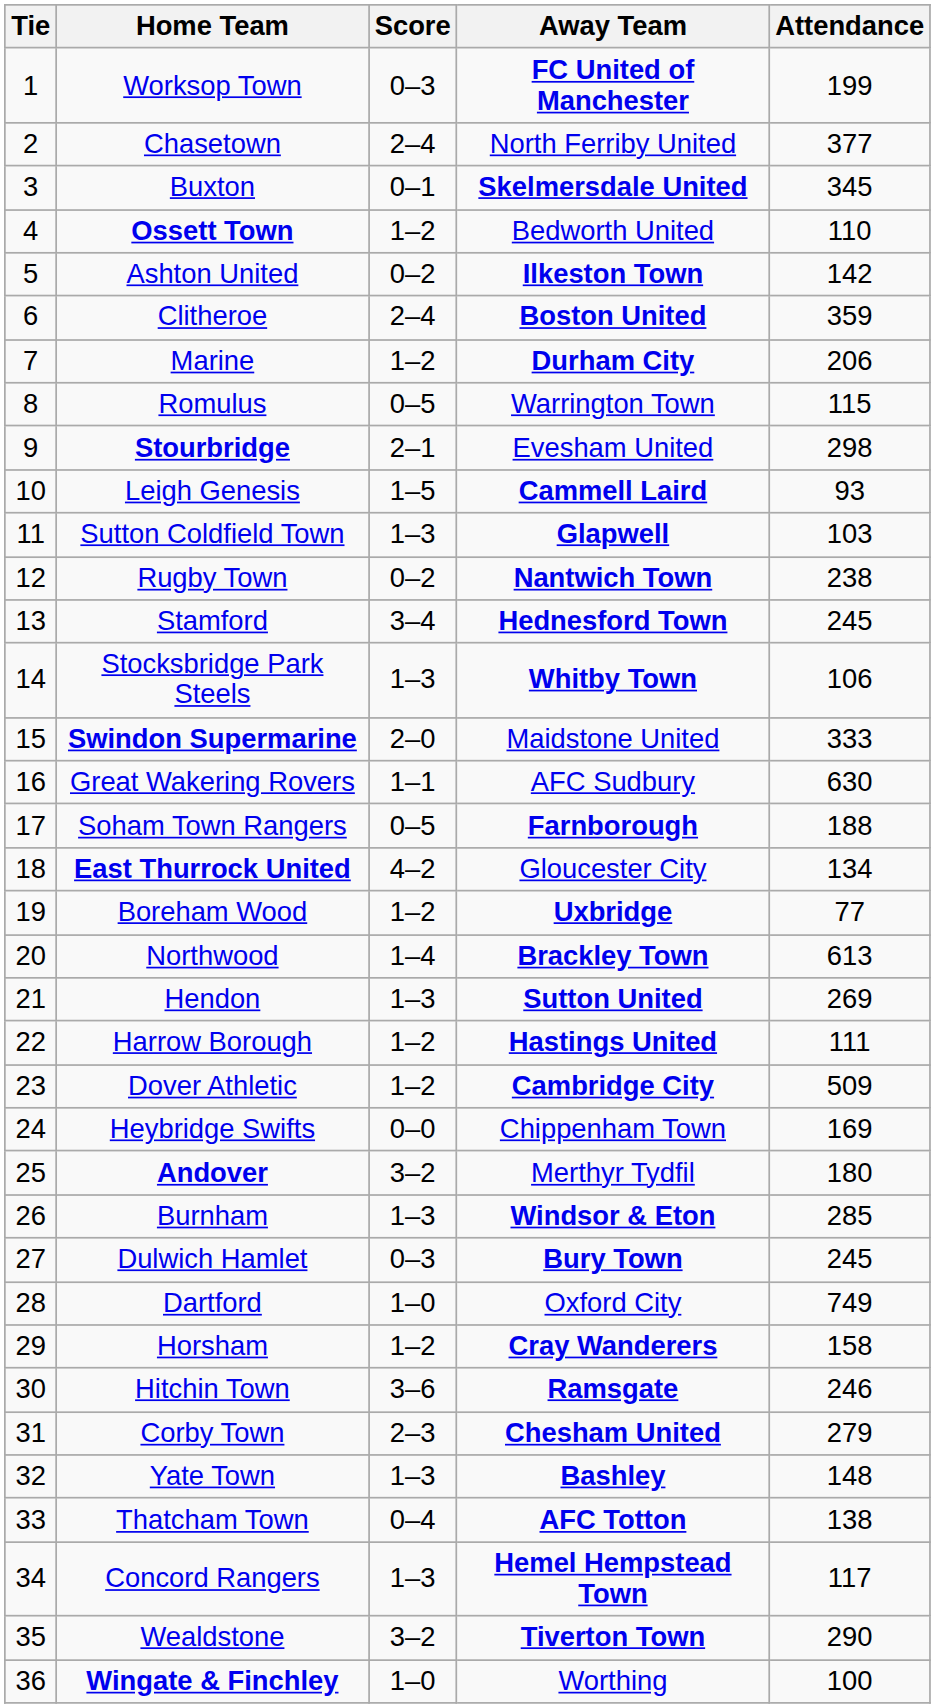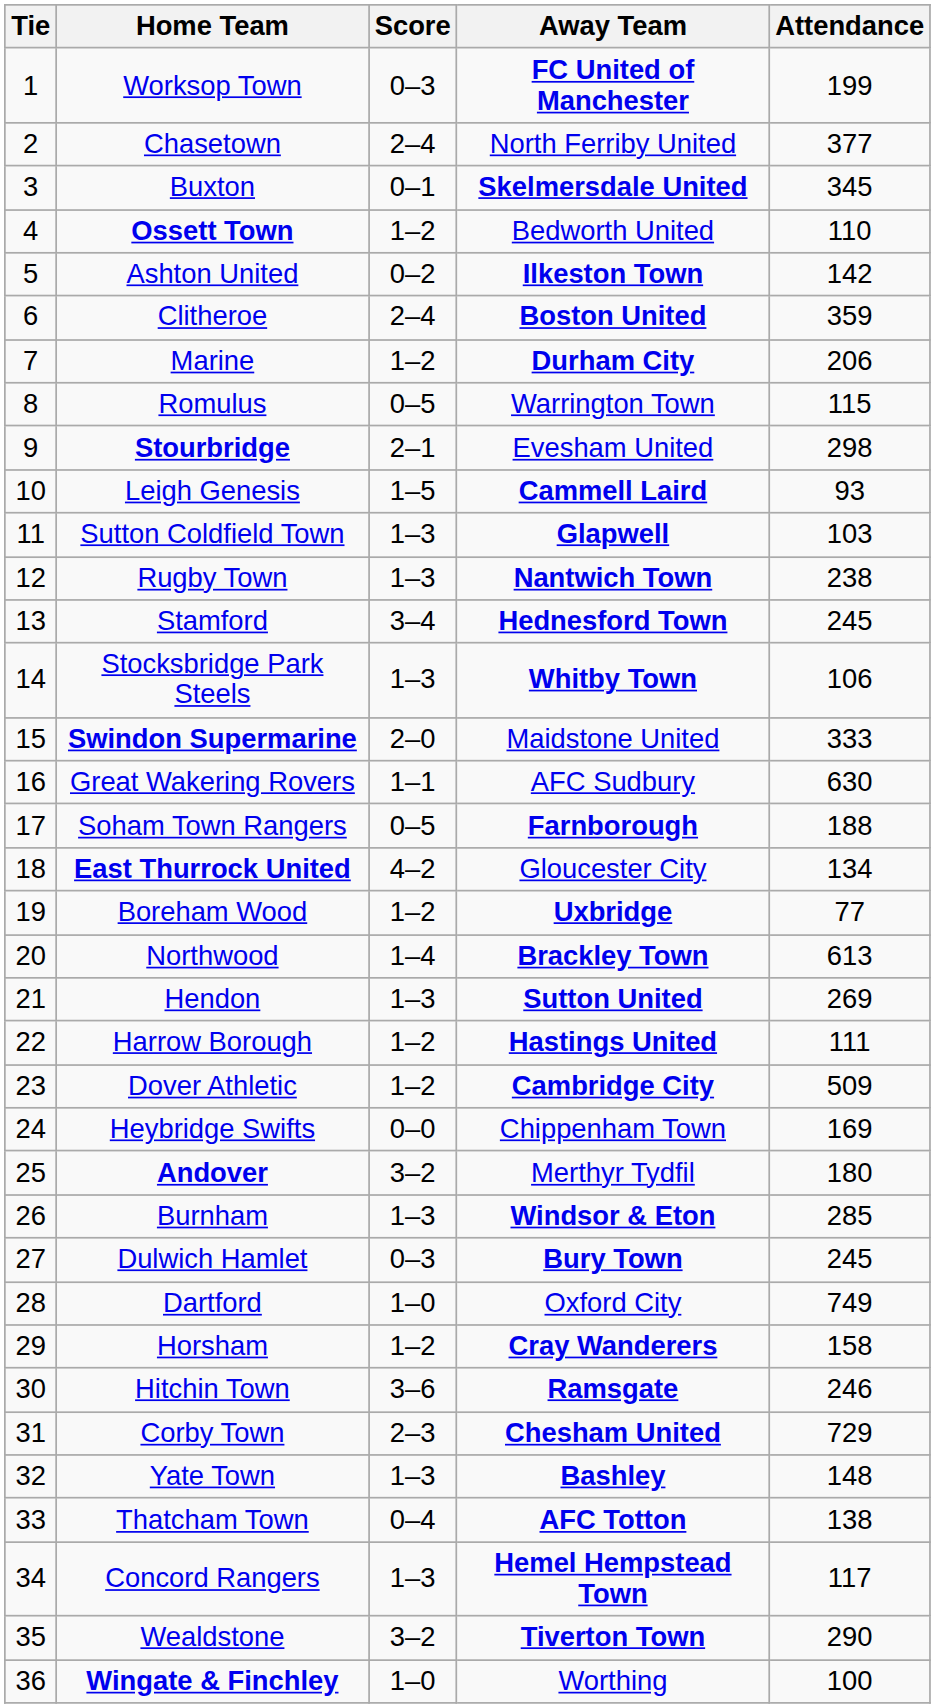(413, 577) 0–2 -> (413, 577) 1–3
(850, 1432) 279 -> (850, 1432) 729
